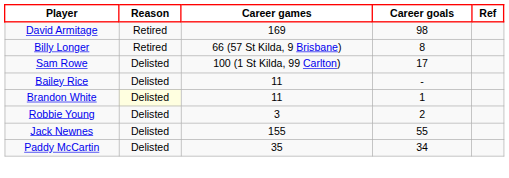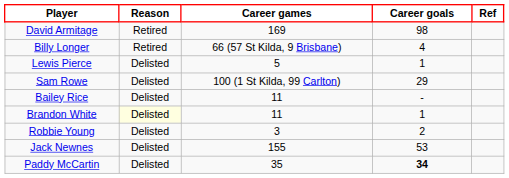(422, 47) 8 -> (422, 47) 4
+ row: (62, 64)
(422, 64) 17 -> (422, 81) 29
(422, 131) 55 -> (422, 148) 53
(422, 148) normal -> (422, 164) bold
